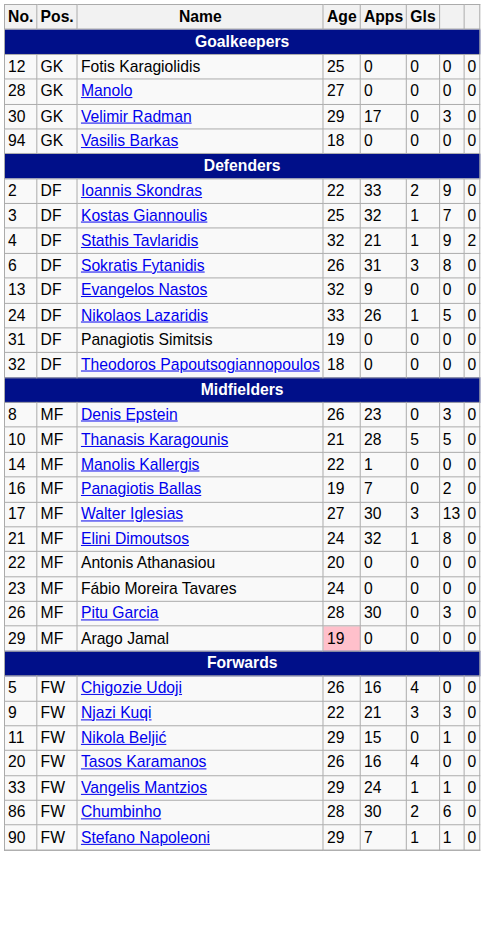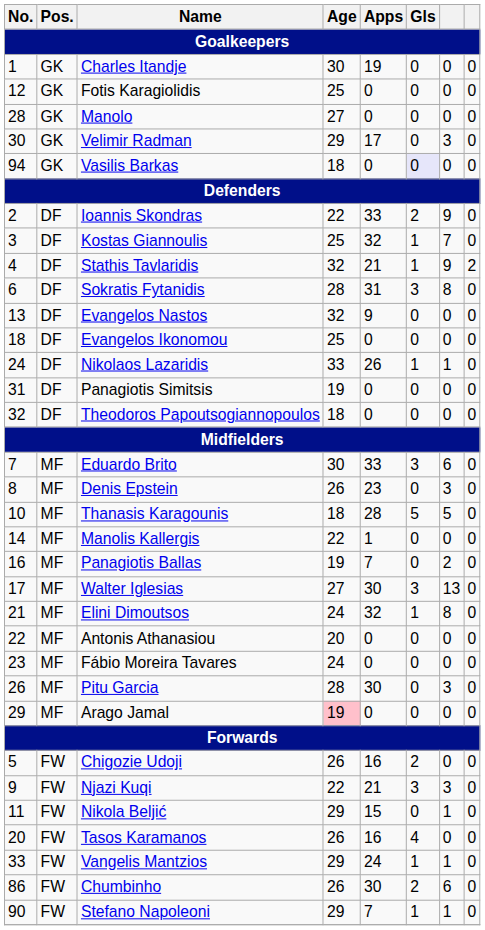+ row: (134, 66)
(415, 141) no background -> (415, 166) lavender background
(336, 265) 26 -> (336, 290) 28
+ row: (154, 340)
(447, 315) 5 -> (447, 365) 1
+ row: (129, 464)
(336, 439) 21 -> (336, 514) 18
(415, 688) 4 -> (415, 762) 2
(336, 812) 28 -> (336, 887) 26
